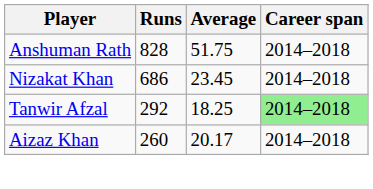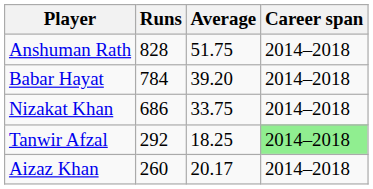+ row: (56, 79)
(212, 79) 23.45 -> (212, 109) 33.75
